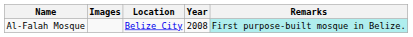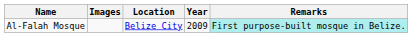(197, 26) 2008 -> (197, 26) 2009
